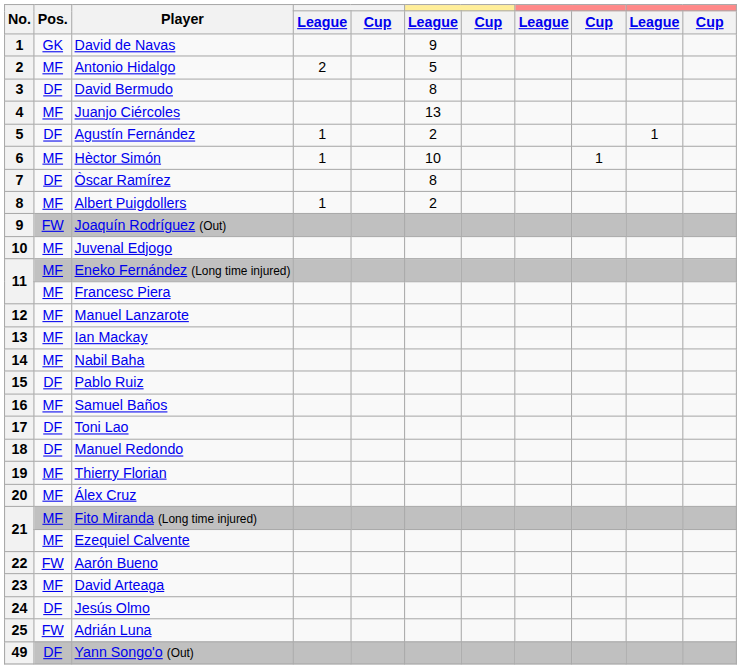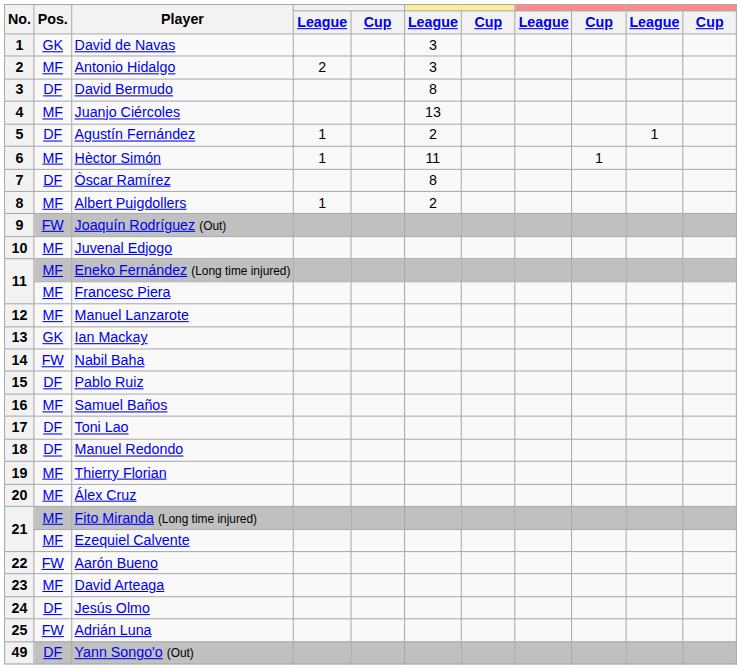(433, 45) 9 -> (433, 45) 3
(433, 67) 5 -> (433, 67) 3
(433, 157) 10 -> (433, 157) 11
(53, 337) MF -> (53, 337) GK
(53, 360) MF -> (53, 360) FW
